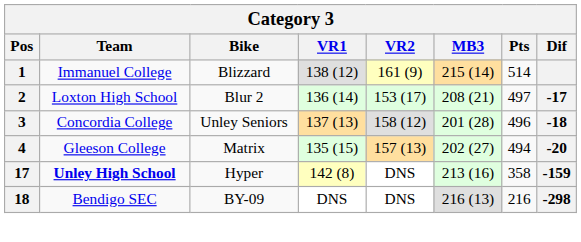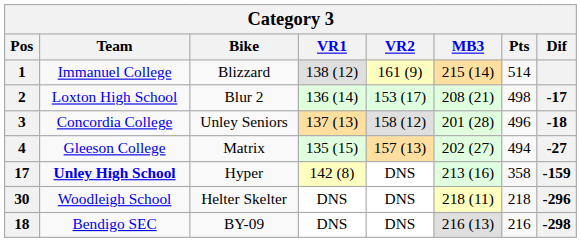(519, 97) 497 -> (519, 97) 498
(557, 148) -20 -> (557, 148) -27
+ row: (22, 198)
